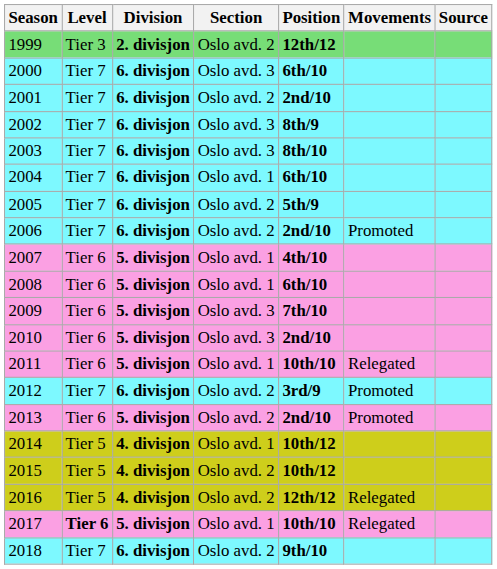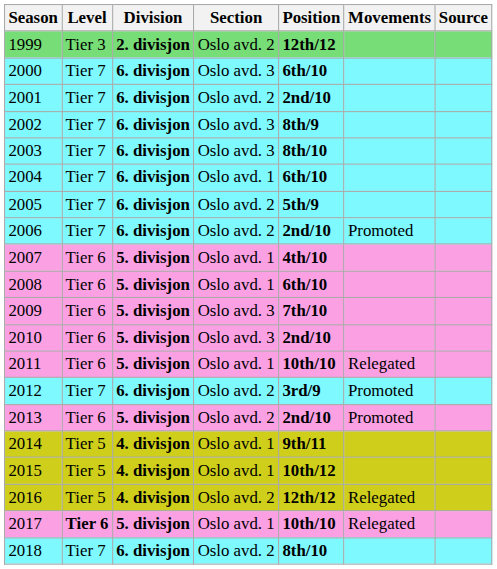(309, 444) 10th/12 -> (304, 444) 9th/11
(236, 470) Oslo avd. 2 -> (236, 470) Oslo avd. 1
(305, 550) 9th/10 -> (305, 550) 8th/10
